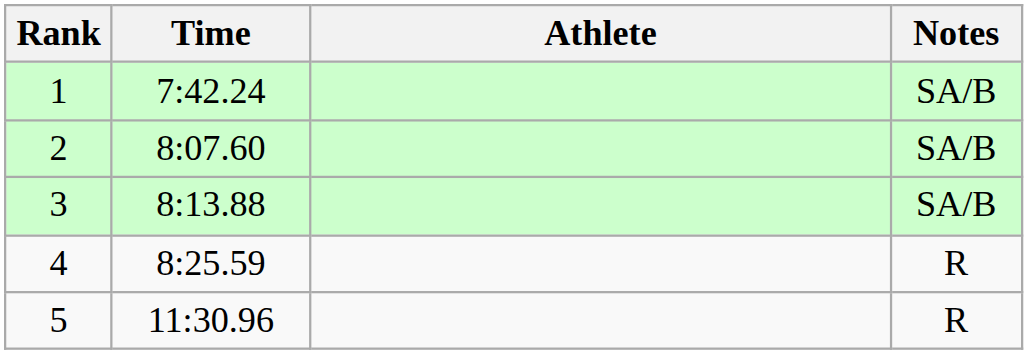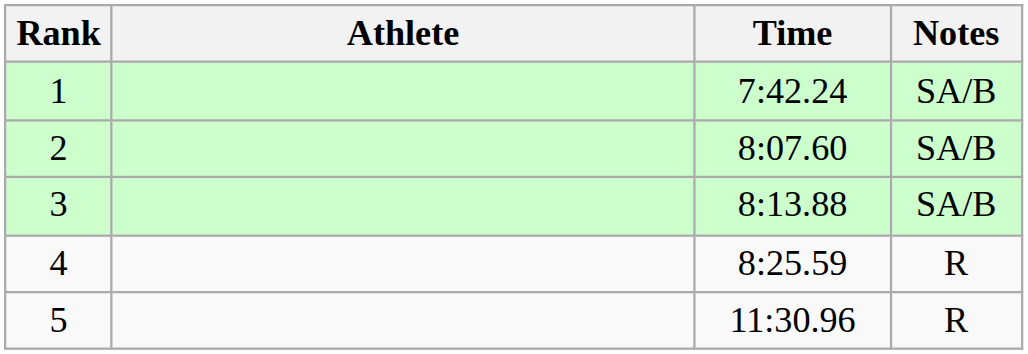columns swapped: (600, 33) <-> (211, 33)
